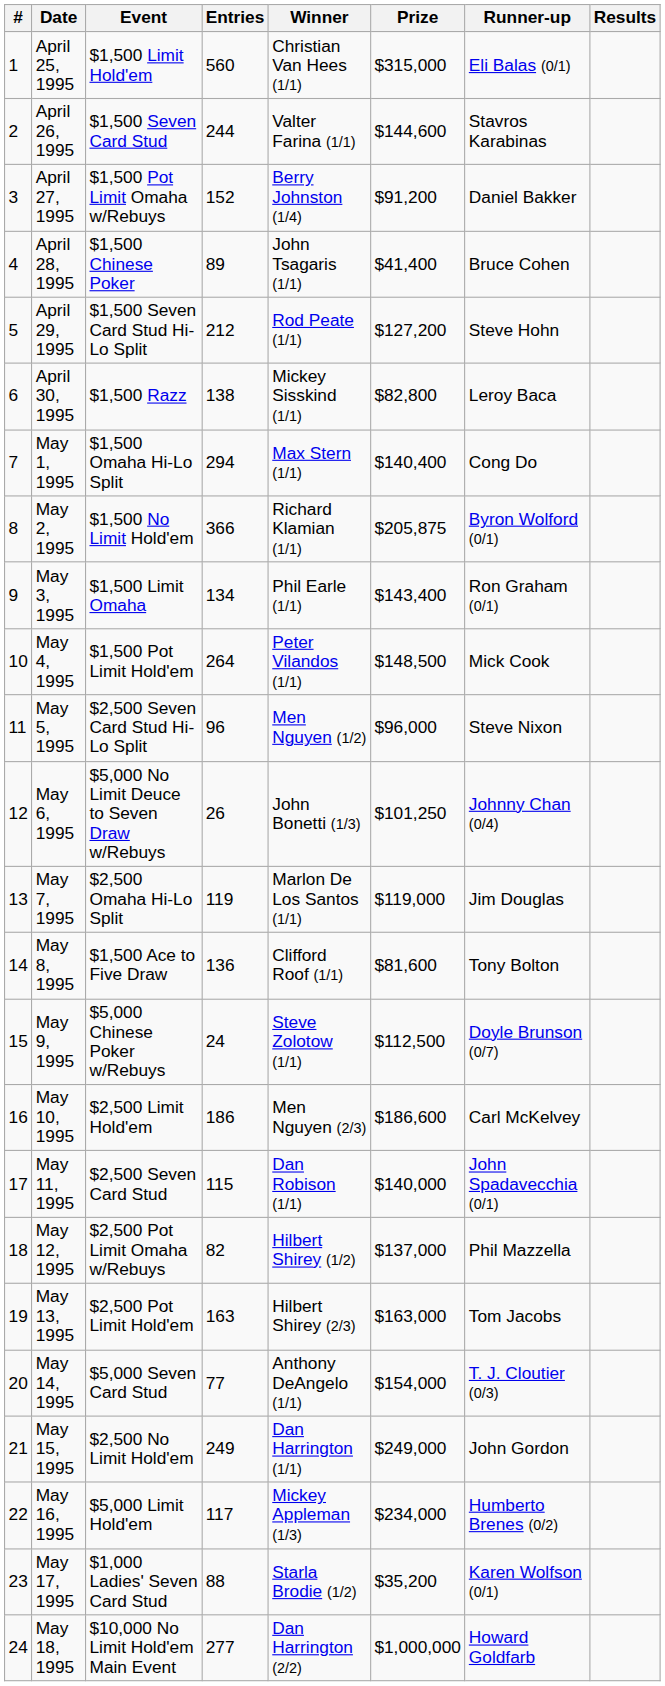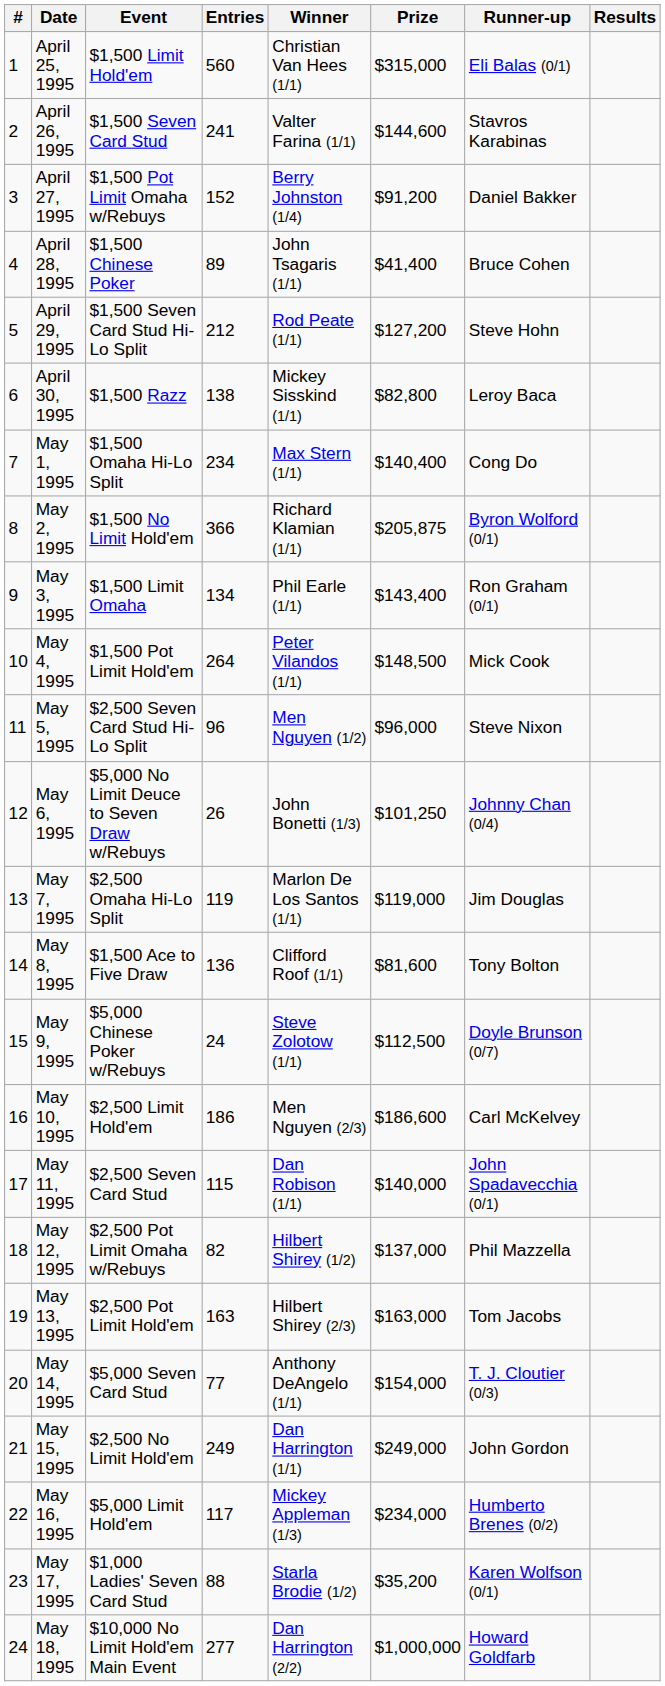(220, 131) 244 -> (220, 131) 241
(220, 462) 294 -> (220, 462) 234
